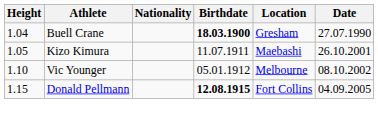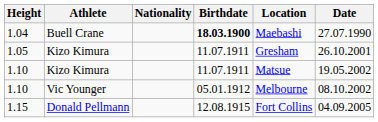(277, 32) Gresham -> (279, 32) Maebashi
(279, 51) Maebashi -> (277, 51) Gresham
+ row: (17, 70)
(223, 88) bold -> (223, 107) normal
